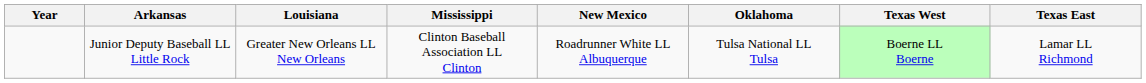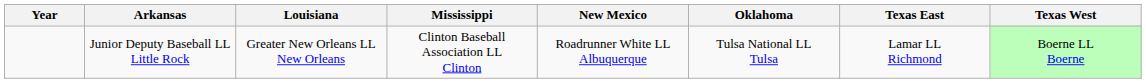columns swapped: (1066, 15) <-> (915, 15)
